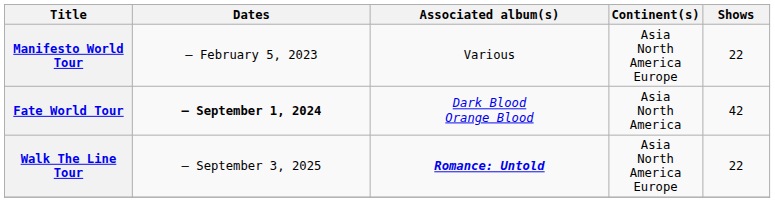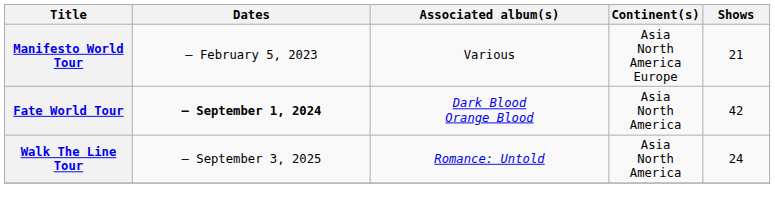(736, 55) 22 -> (736, 55) 21
(489, 166) bold -> (489, 159) normal
(656, 166) Asia North America Europe -> (656, 159) Asia North America
(736, 166) 22 -> (736, 159) 24
